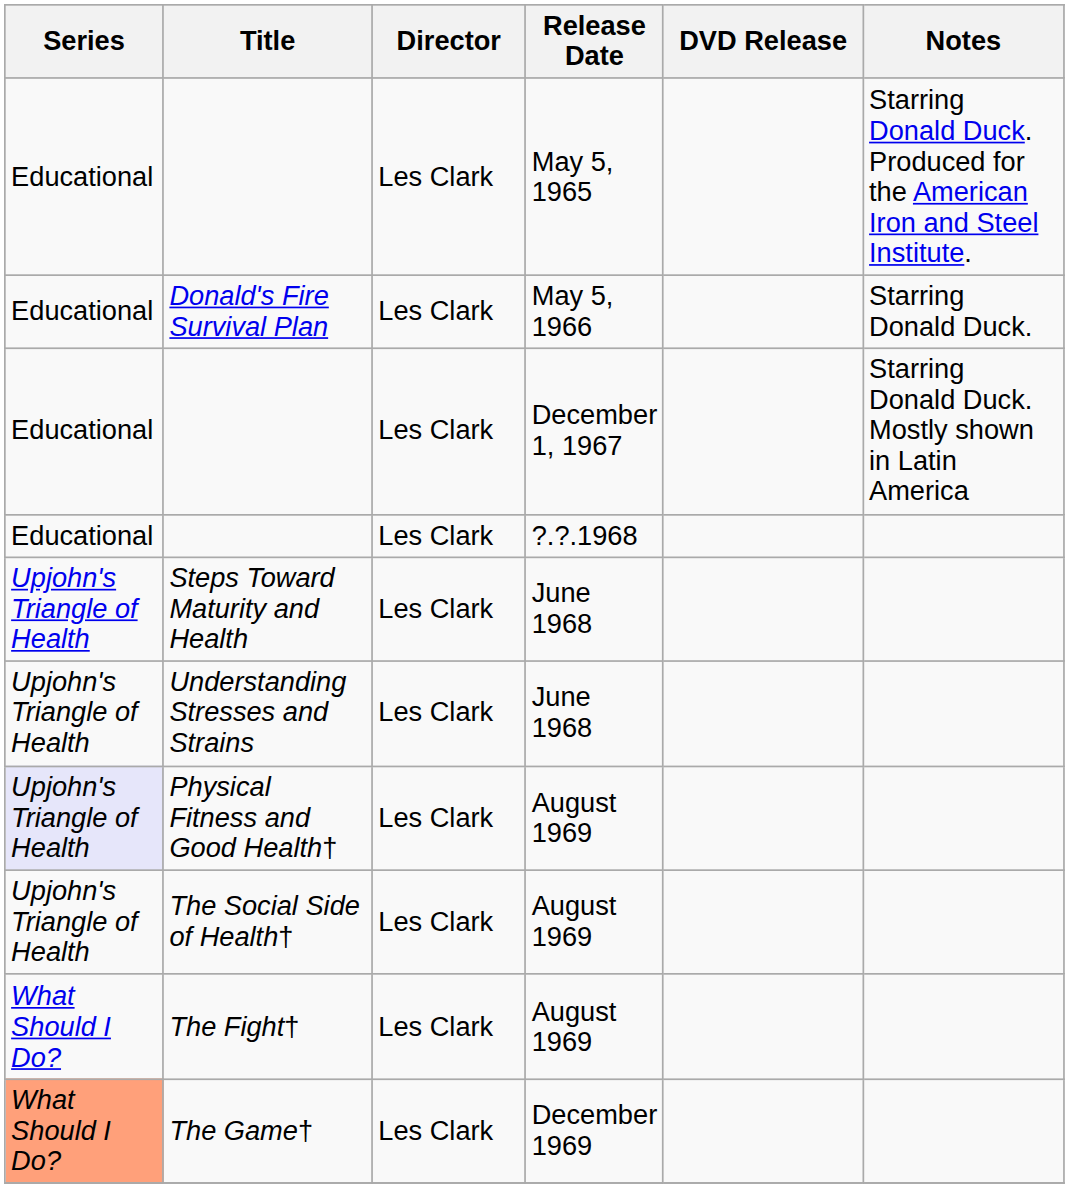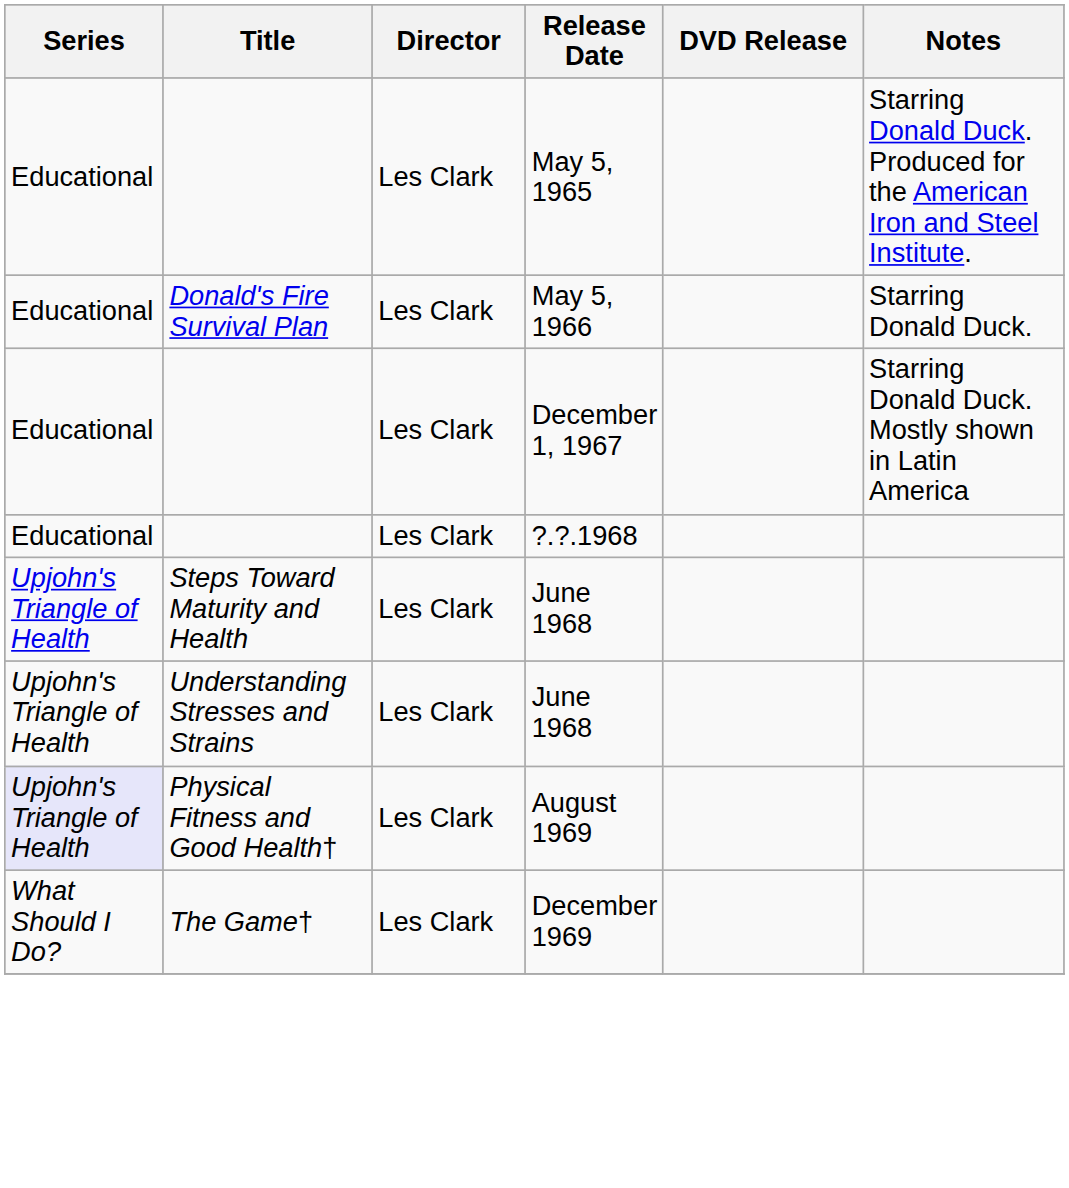- row: (265, 921)
- row: (234, 1026)
(61, 1130) lightsalmon background -> (61, 921) no background
